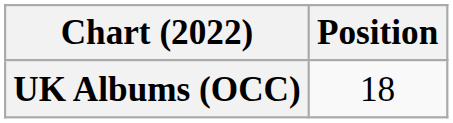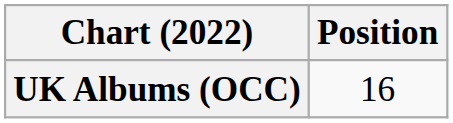(378, 88) 18 -> (378, 88) 16
